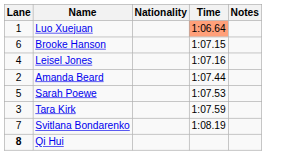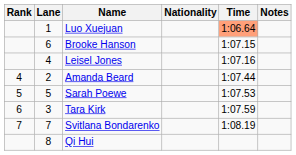+ column: (19, 12)
(19, 142) bold -> (48, 142) normal
